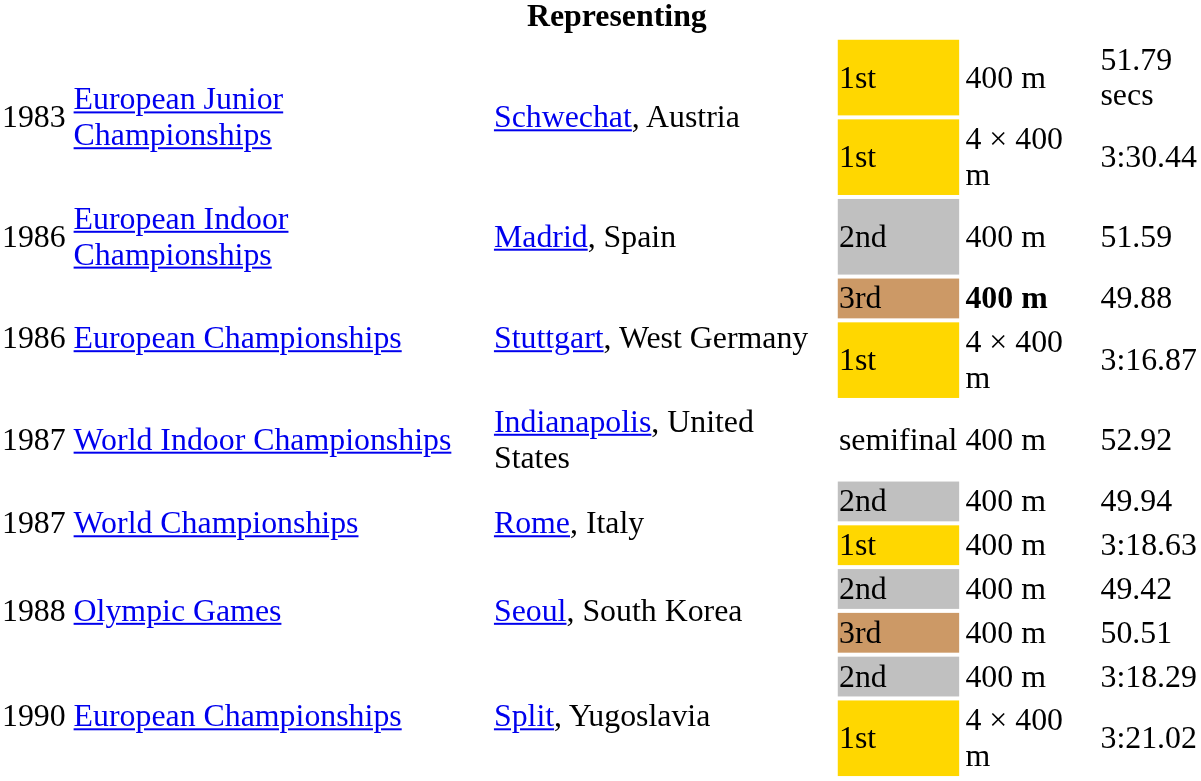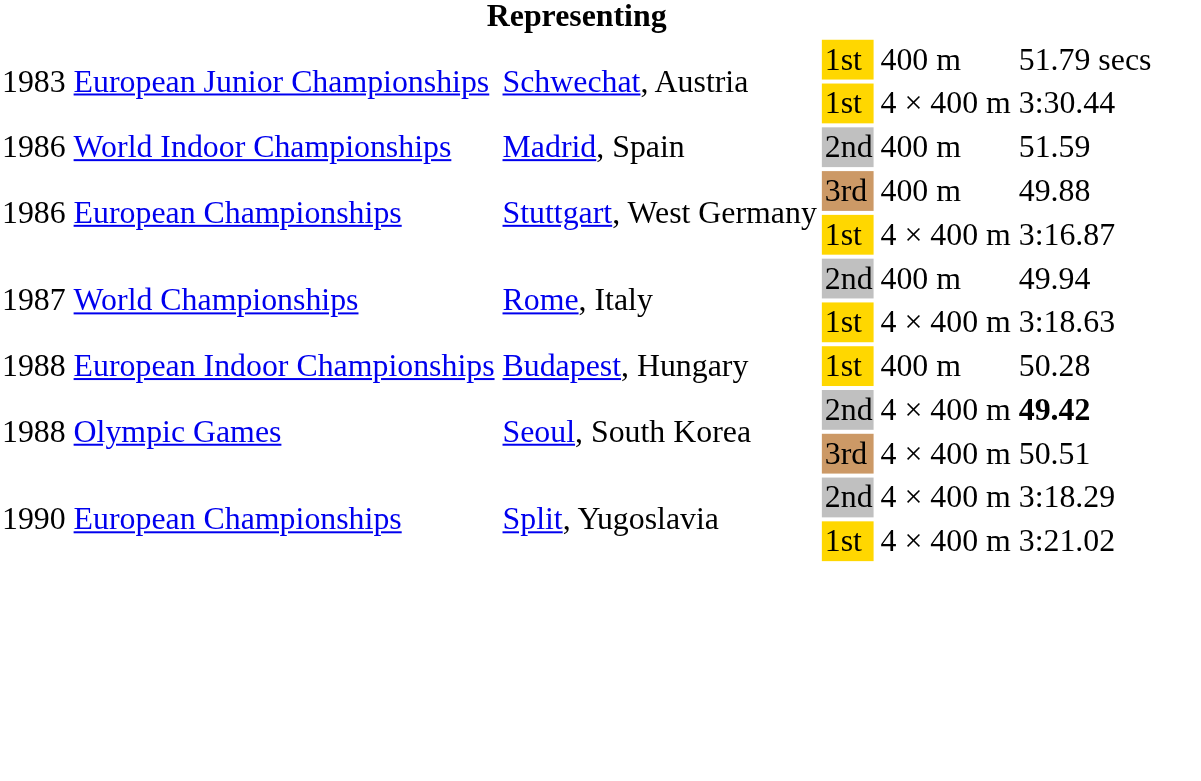(181, 236) European Indoor Championships -> (262, 146) World Indoor Championships
(1007, 297) bold -> (921, 190) normal
- row: (624, 439)
(1006, 544) 400 m -> (946, 321) 4 × 400 m
+ row: (625, 365)
(1006, 588) 400 m -> (946, 409) 4 × 400 m
(1136, 588) normal -> (1055, 409) bold
(1006, 632) 400 m -> (946, 453) 4 × 400 m
(1006, 676) 400 m -> (946, 496) 4 × 400 m
